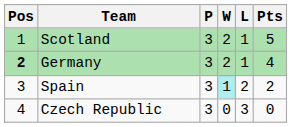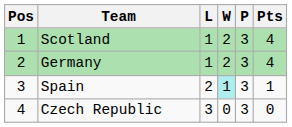columns swapped: (209, 16) <-> (245, 16)
(270, 40) 5 -> (270, 40) 4
(21, 63) bold -> (21, 63) normal
(270, 87) 2 -> (270, 87) 1
